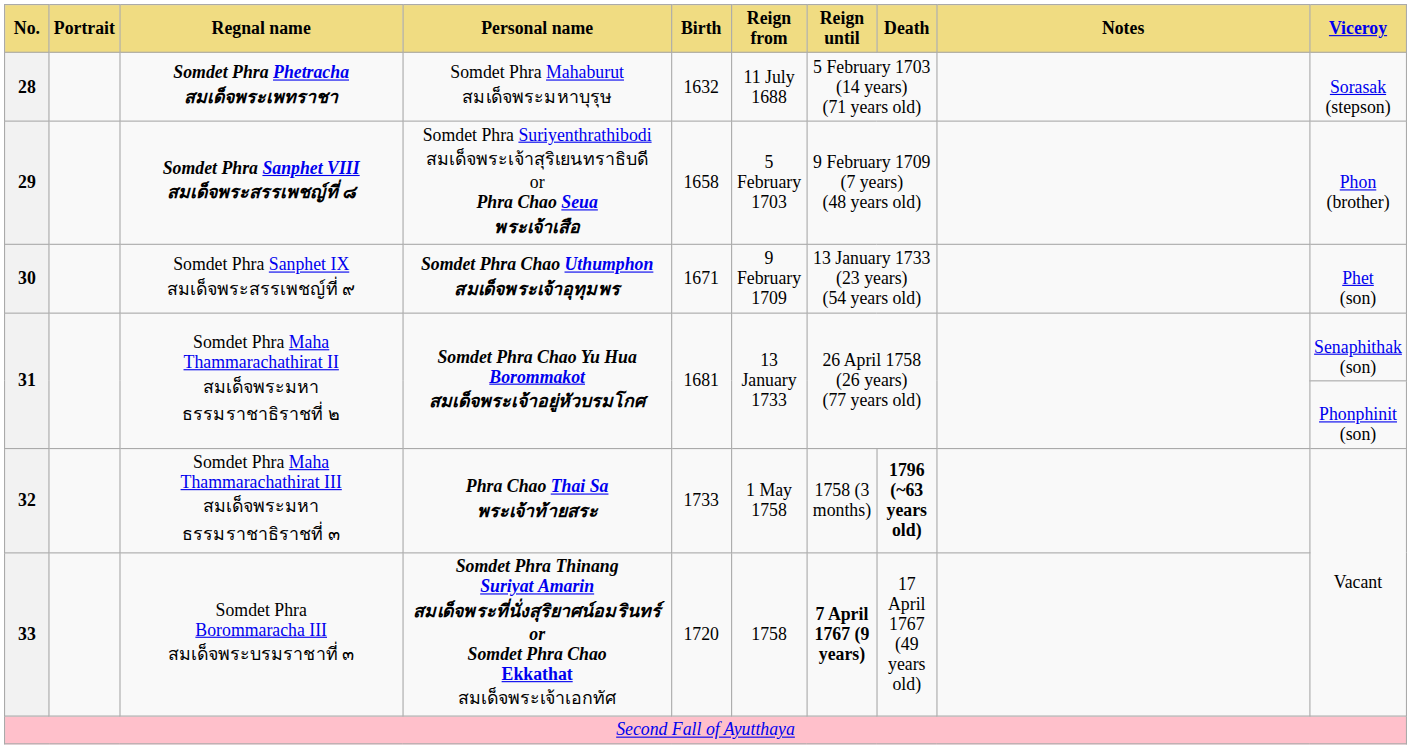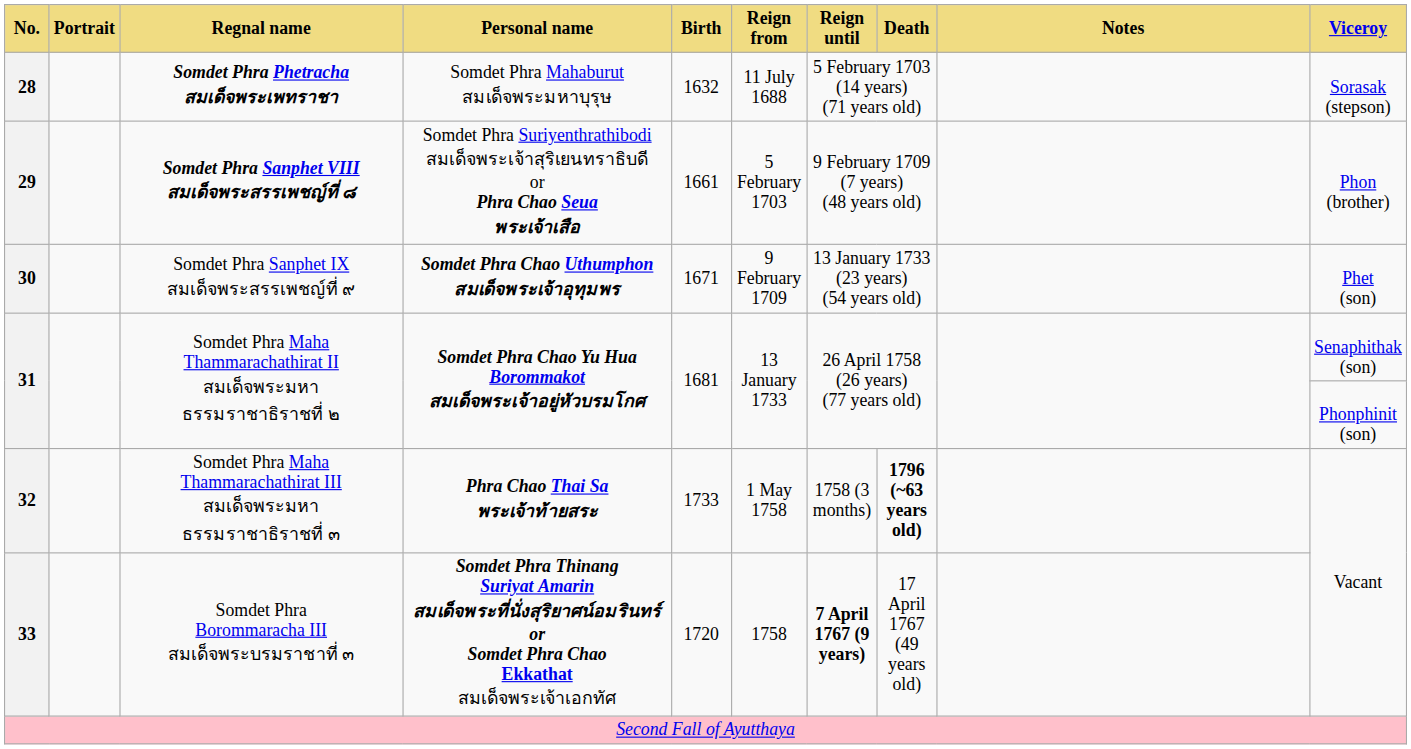(701, 182) 1658 -> (701, 182) 1661
